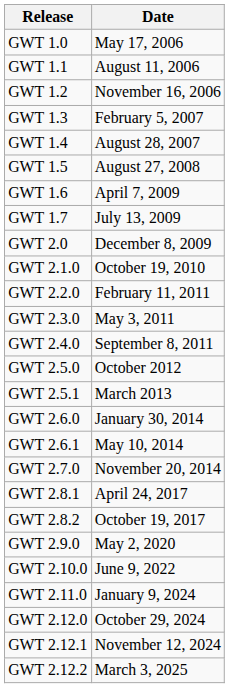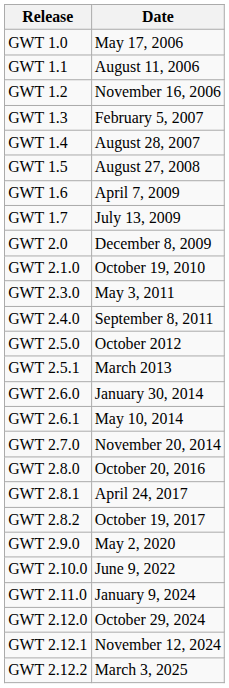- row: (44, 293)
+ row: (44, 469)
